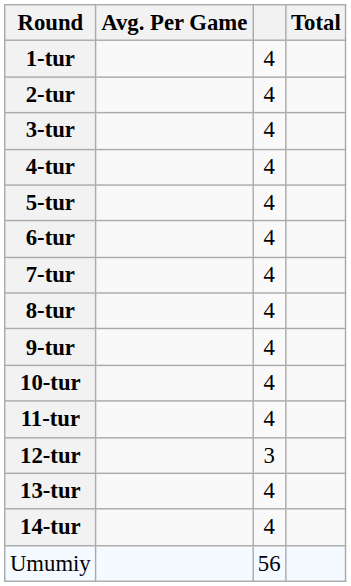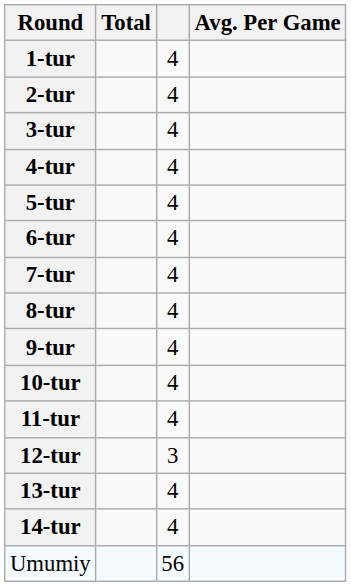columns swapped: (316, 22) <-> (174, 22)
